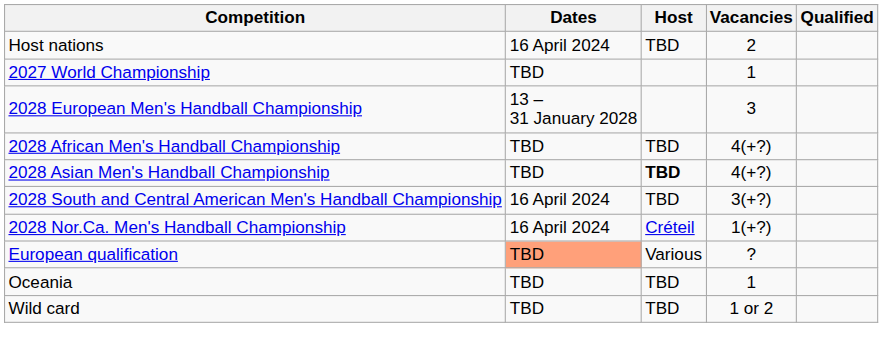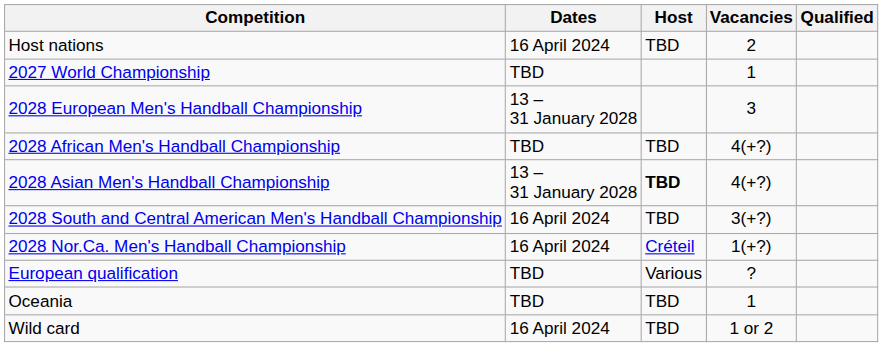(527, 173) TBD -> (574, 182) 13 – 31 January 2028
(527, 254) lightsalmon background -> (527, 273) no background
(527, 308) TBD -> (560, 328) 16 April 2024
